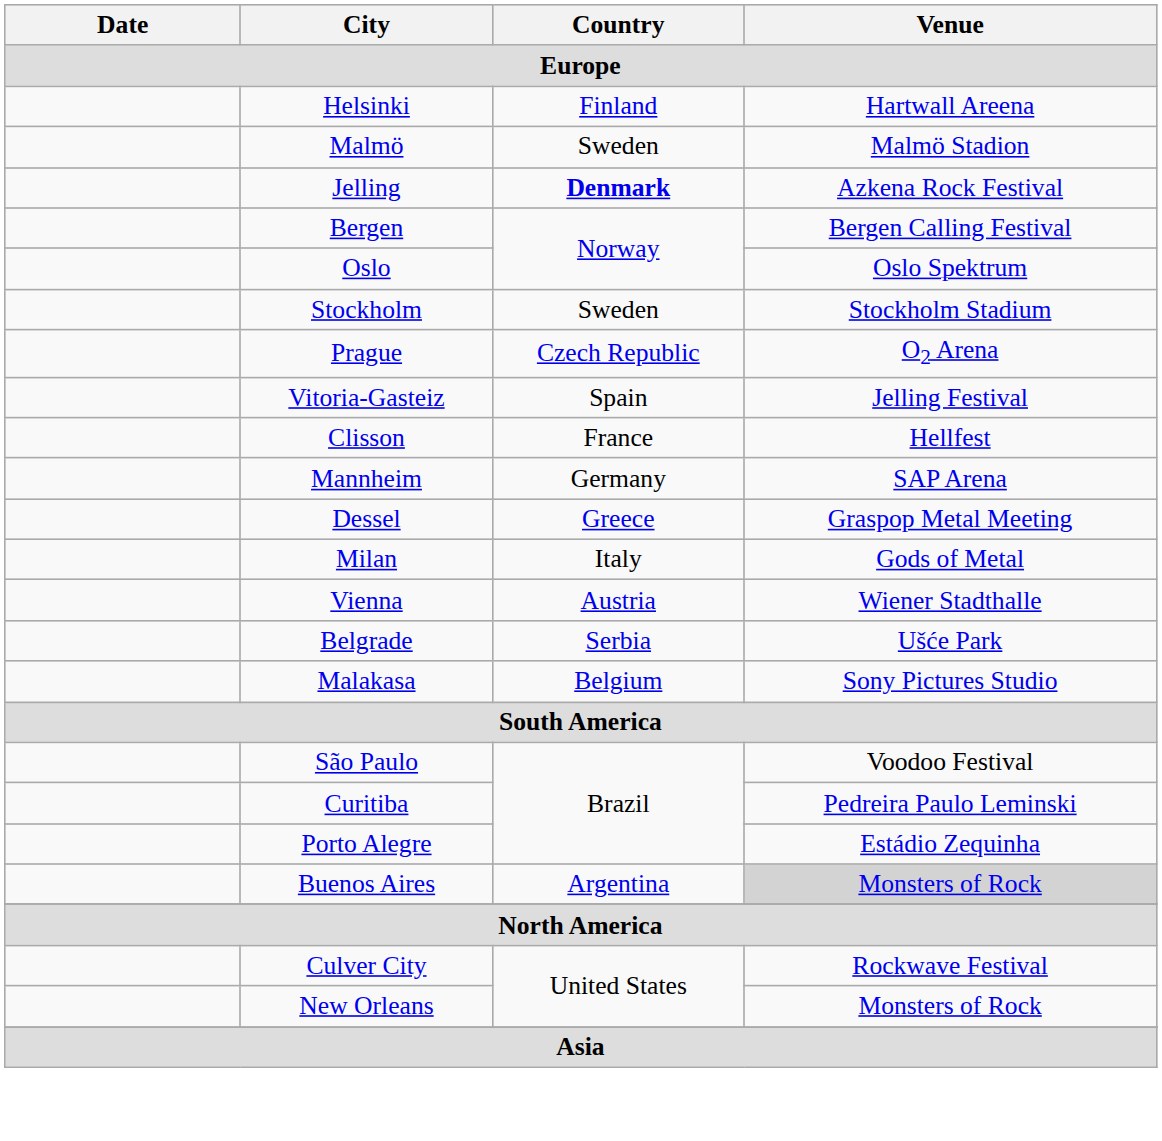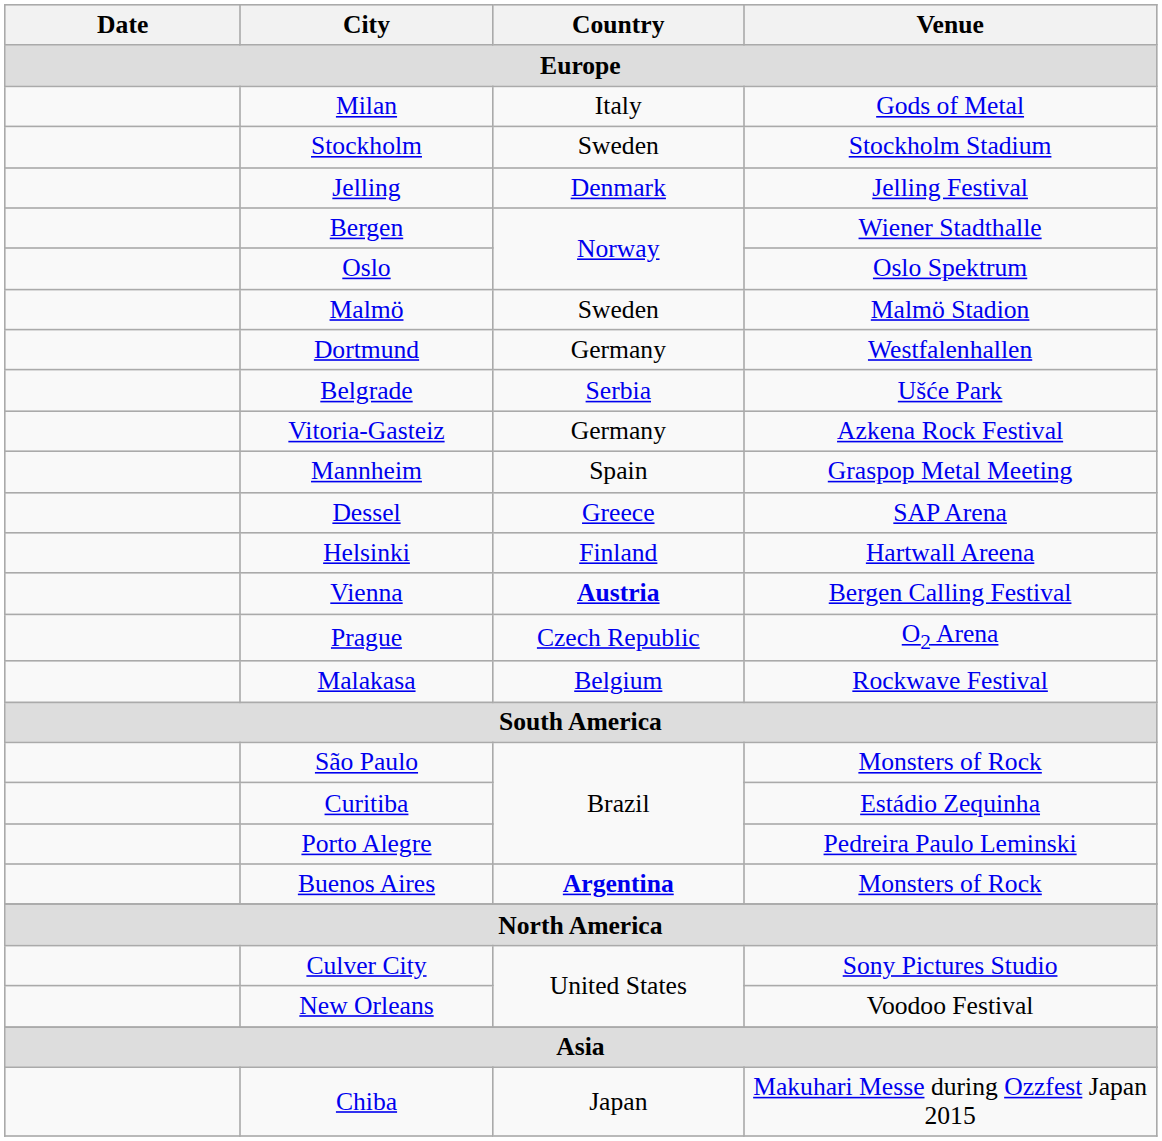rows swapped: (366, 106) <-> (367, 559)
rows swapped: (366, 308) <-> (366, 146)
(618, 187) bold -> (618, 187) normal
(950, 187) Azkena Rock Festival -> (950, 187) Jelling Festival
(950, 227) Bergen Calling Festival -> (950, 227) Wiener Stadthalle
+ row: (366, 349)
rows swapped: (367, 352) <-> (367, 640)
(618, 396) Spain -> (618, 430) Germany
(950, 396) Jelling Festival -> (950, 430) Azkena Rock Festival
- row: (366, 437)
(618, 478) Germany -> (618, 471) Spain
(950, 478) SAP Arena -> (950, 471) Graspop Metal Meeting
(950, 518) Graspop Metal Meeting -> (950, 512) SAP Arena
(618, 599) normal -> (618, 593) bold
(950, 599) Wiener Stadthalle -> (950, 593) Bergen Calling Festival
(950, 681) Sony Pictures Studio -> (950, 681) Rockwave Festival
(950, 762) Voodoo Festival -> (950, 762) Monsters of Rock
(950, 802) Pedreira Paulo Leminski -> (950, 802) Estádio Zequinha
(950, 843) Estádio Zequinha -> (950, 843) Pedreira Paulo Leminski
(618, 884) normal -> (618, 884) bold
(950, 884) lightgrey background -> (950, 884) no background
(950, 965) Rockwave Festival -> (950, 965) Sony Pictures Studio
(950, 1005) Monsters of Rock -> (950, 1005) Voodoo Festival
+ row: (367, 1101)
